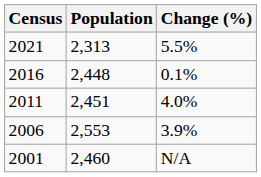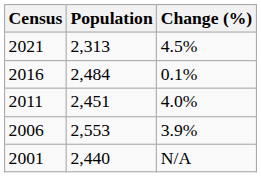(179, 46) 5.5% -> (179, 46) 4.5%
(90, 74) 2,448 -> (90, 74) 2,484
(90, 158) 2,460 -> (90, 158) 2,440
